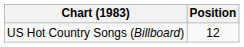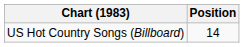(213, 32) 12 -> (213, 32) 14
